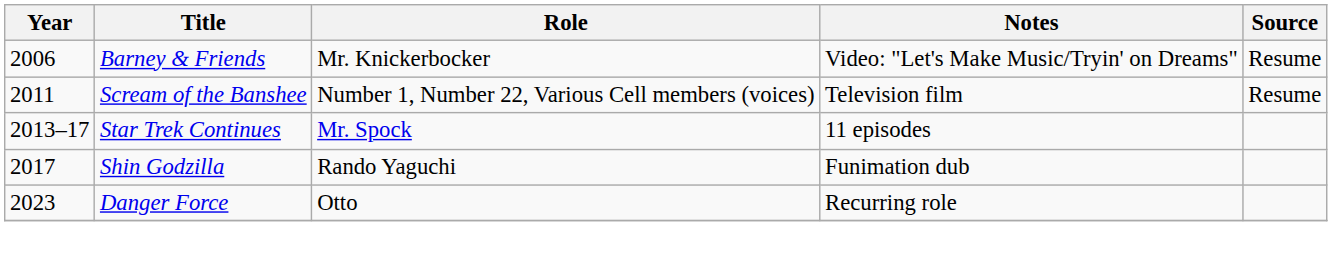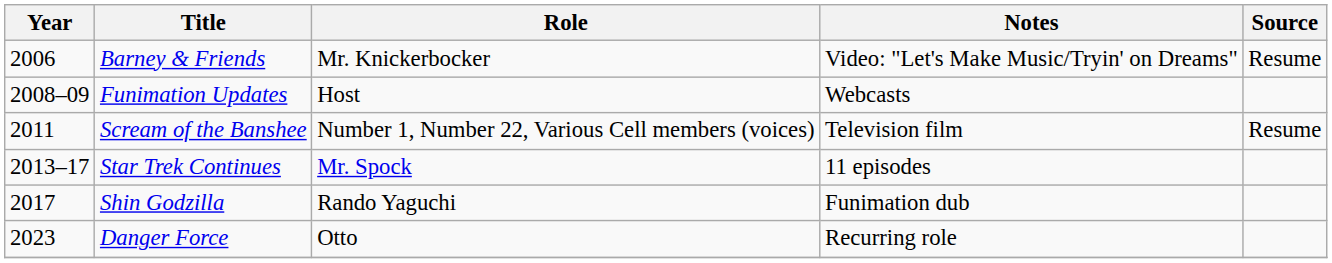+ row: (194, 94)
